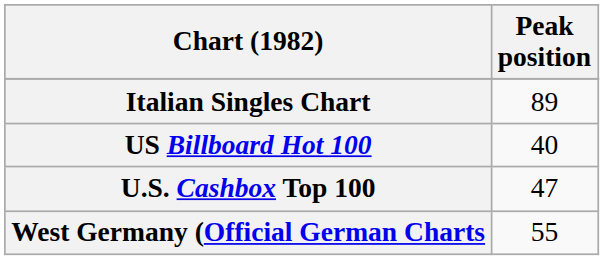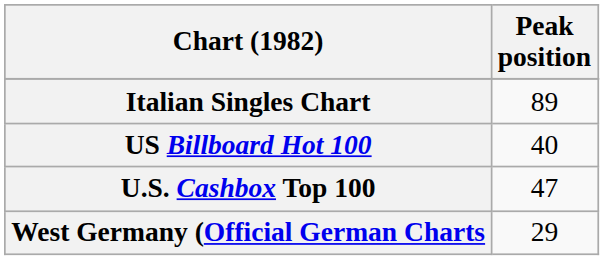(544, 231) 55 -> (544, 231) 29
